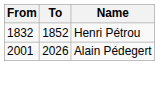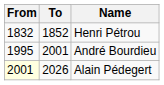+ row: (115, 51)
(20, 51) no background -> (20, 70) lightyellow background
